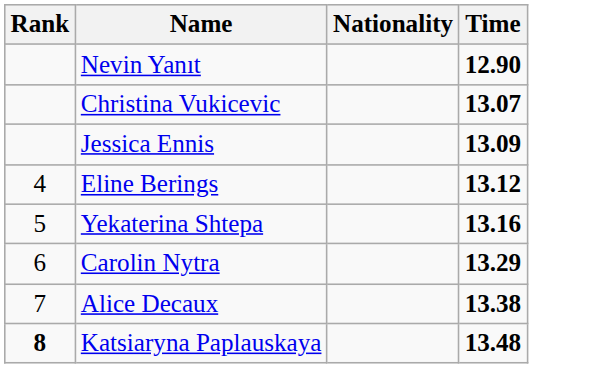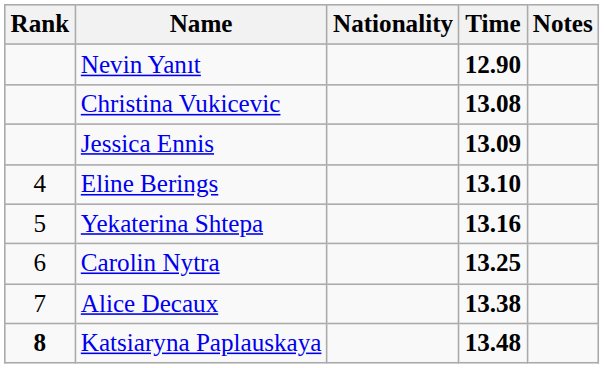+ column: (563, 24)
(493, 104) 13.07 -> (493, 104) 13.08
(493, 183) 13.12 -> (493, 183) 13.10
(493, 263) 13.29 -> (493, 263) 13.25
